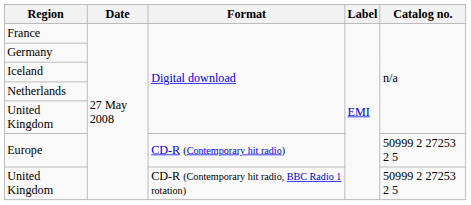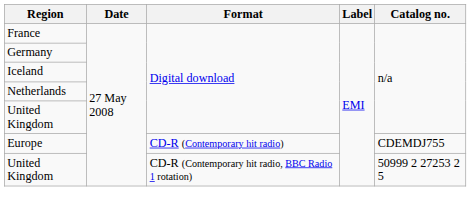(419, 150) 50999 2 27253 2 5 -> (411, 143) CDEMDJ755
